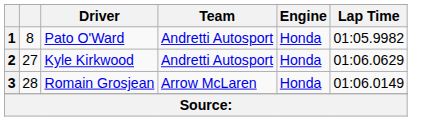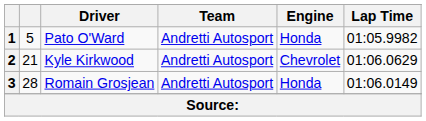(30, 38) 8 -> (30, 38) 5
(30, 61) 27 -> (30, 61) 21
(301, 61) Honda -> (310, 61) Chevrolet
(209, 83) Arrow McLaren -> (217, 83) Andretti Autosport
